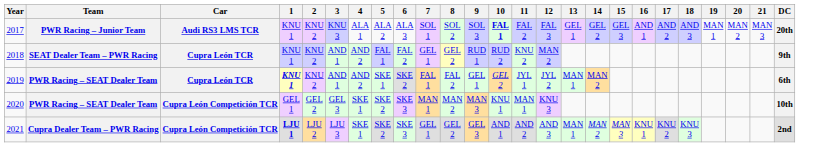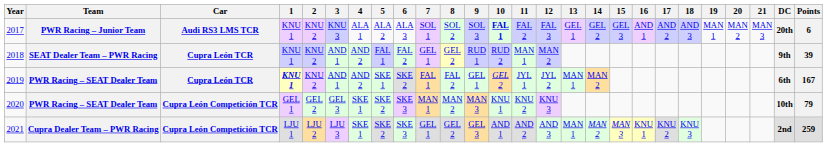+ column: (809, 11)
(524, 55) KNU 2 -> (524, 55) MAN 1
(524, 104) MAN 1 -> (524, 104) KNU 2
(291, 129) bold -> (291, 129) normal
